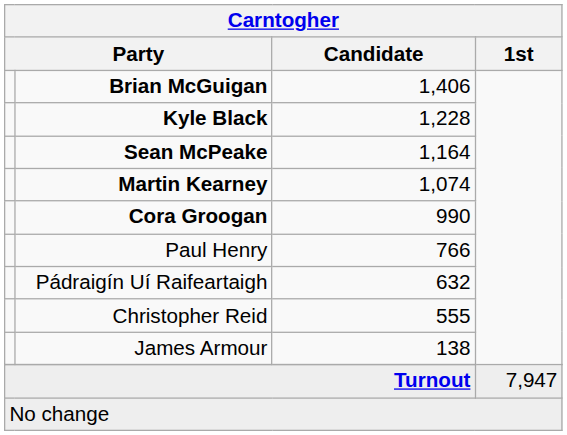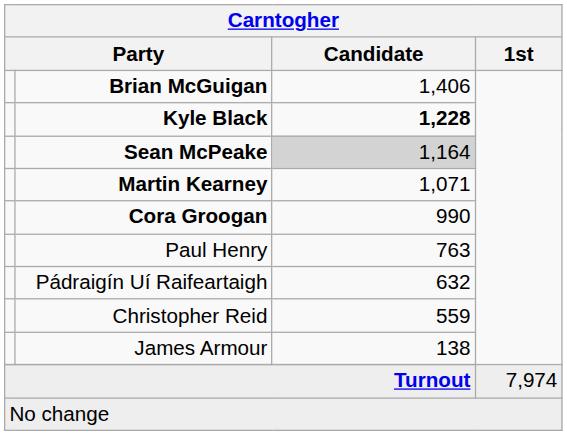(445, 119) normal -> (445, 119) bold
(445, 151) no background -> (445, 151) lightgrey background
(445, 184) 1,074 -> (445, 184) 1,071
(453, 250) 766 -> (453, 250) 763
(453, 315) 555 -> (453, 315) 559
(531, 380) 7,947 -> (531, 380) 7,974
